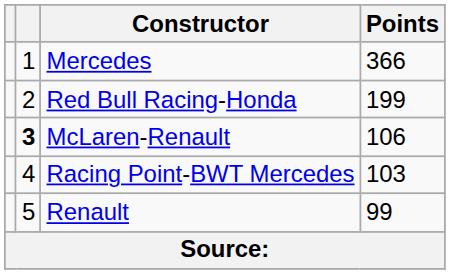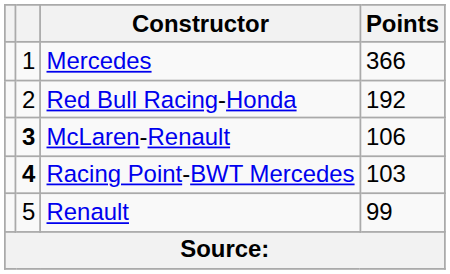(386, 99) 199 -> (386, 99) 192
(29, 174) normal -> (29, 174) bold
